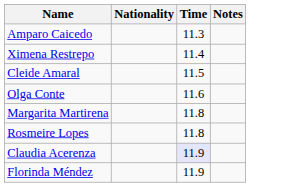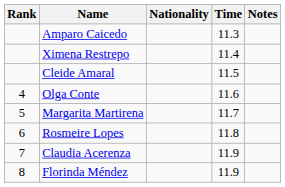+ column: (22, 14)
(193, 113) 11.8 -> (228, 113) 11.7
(193, 152) lavender background -> (228, 152) no background
